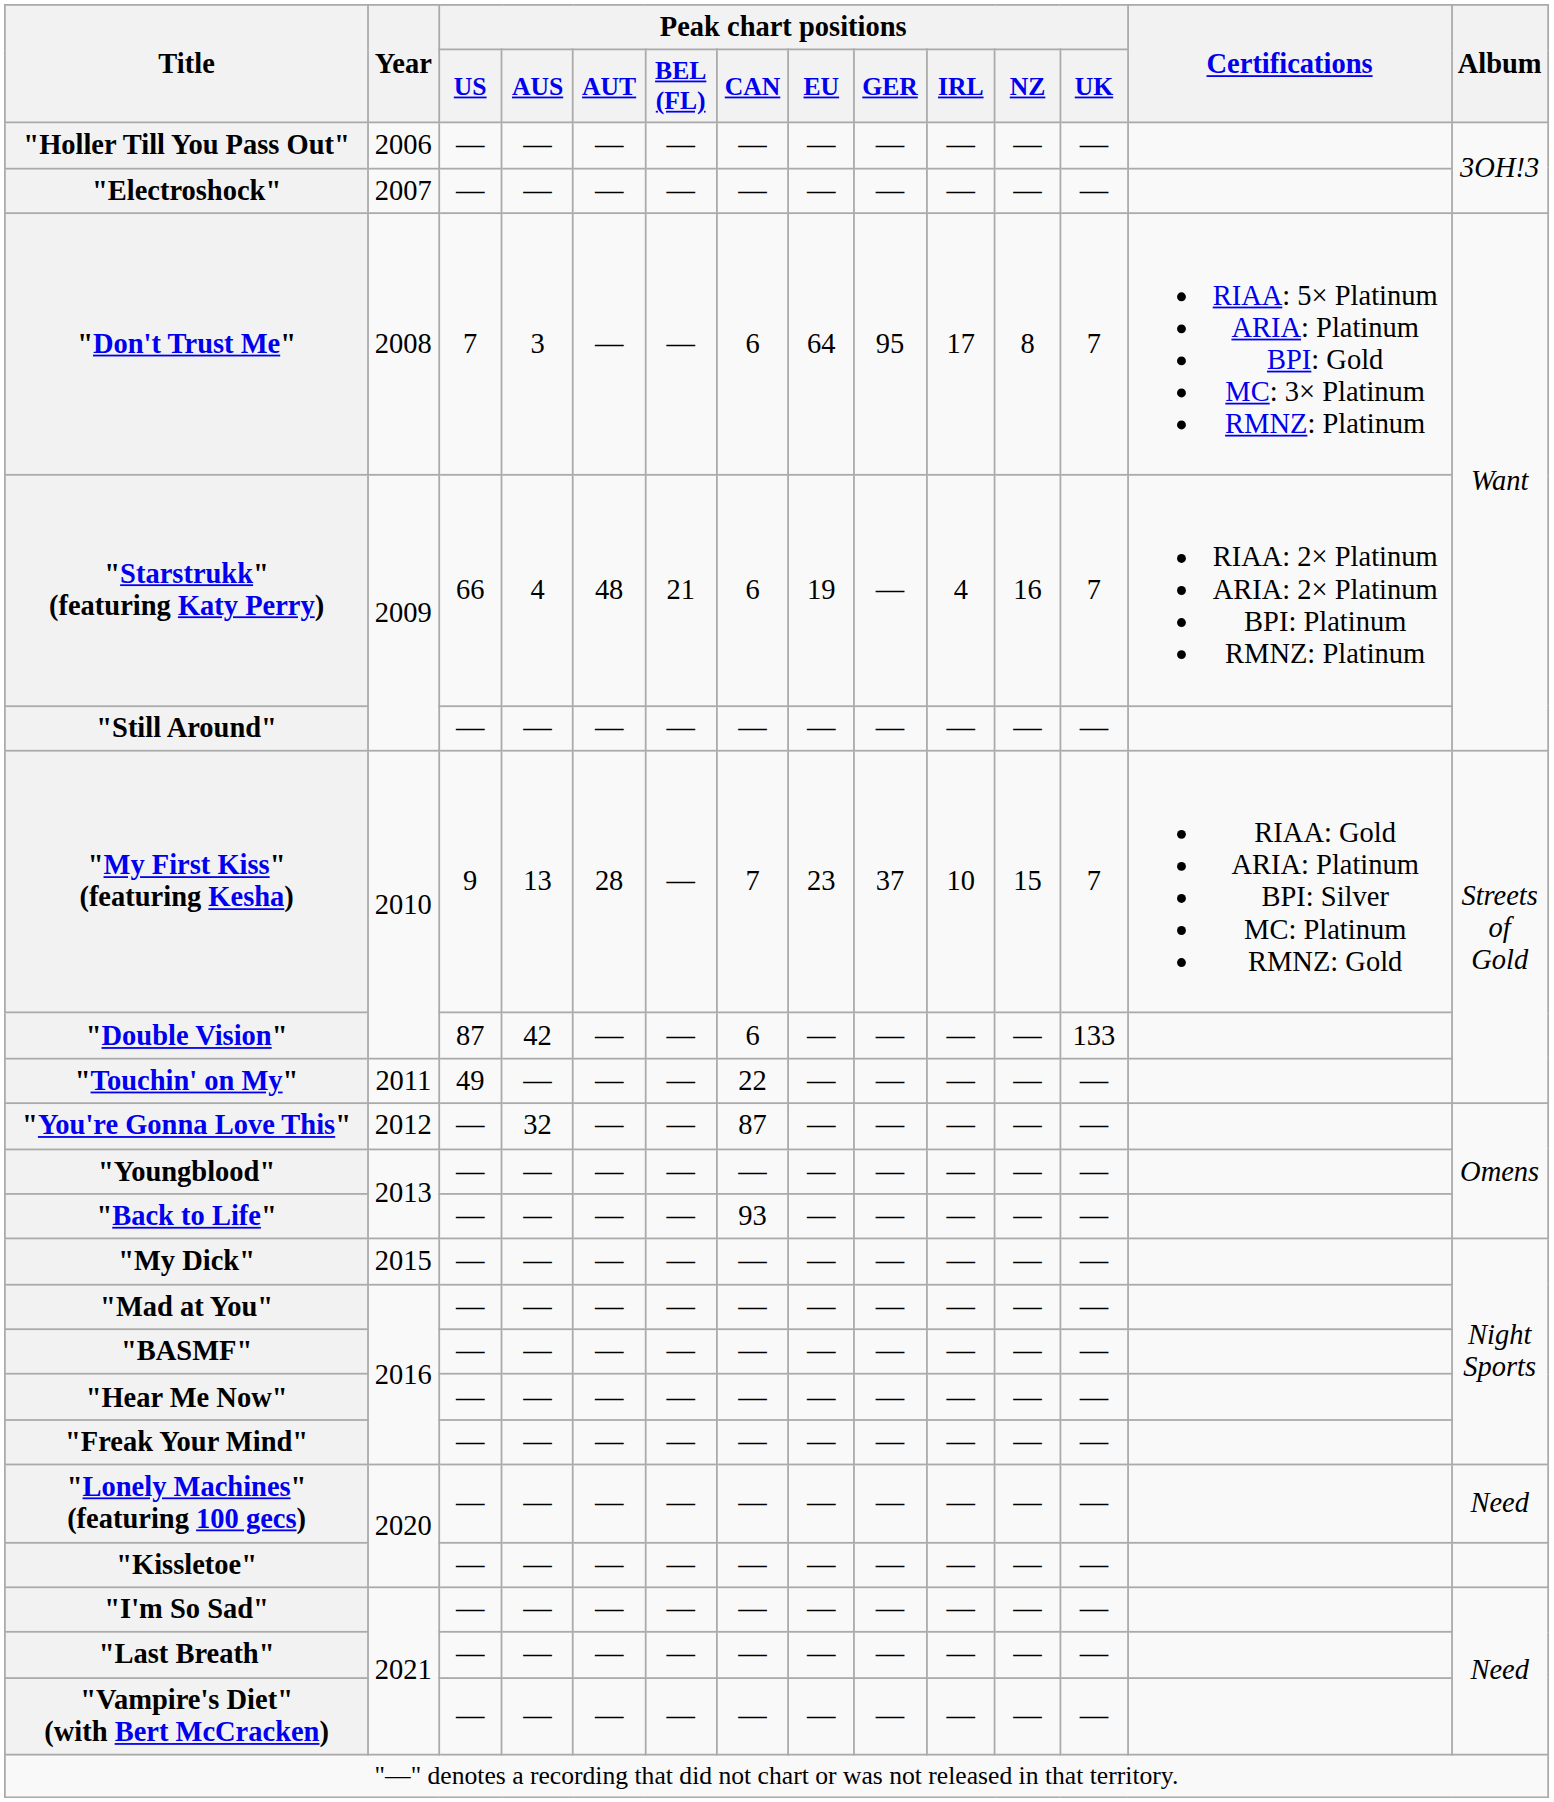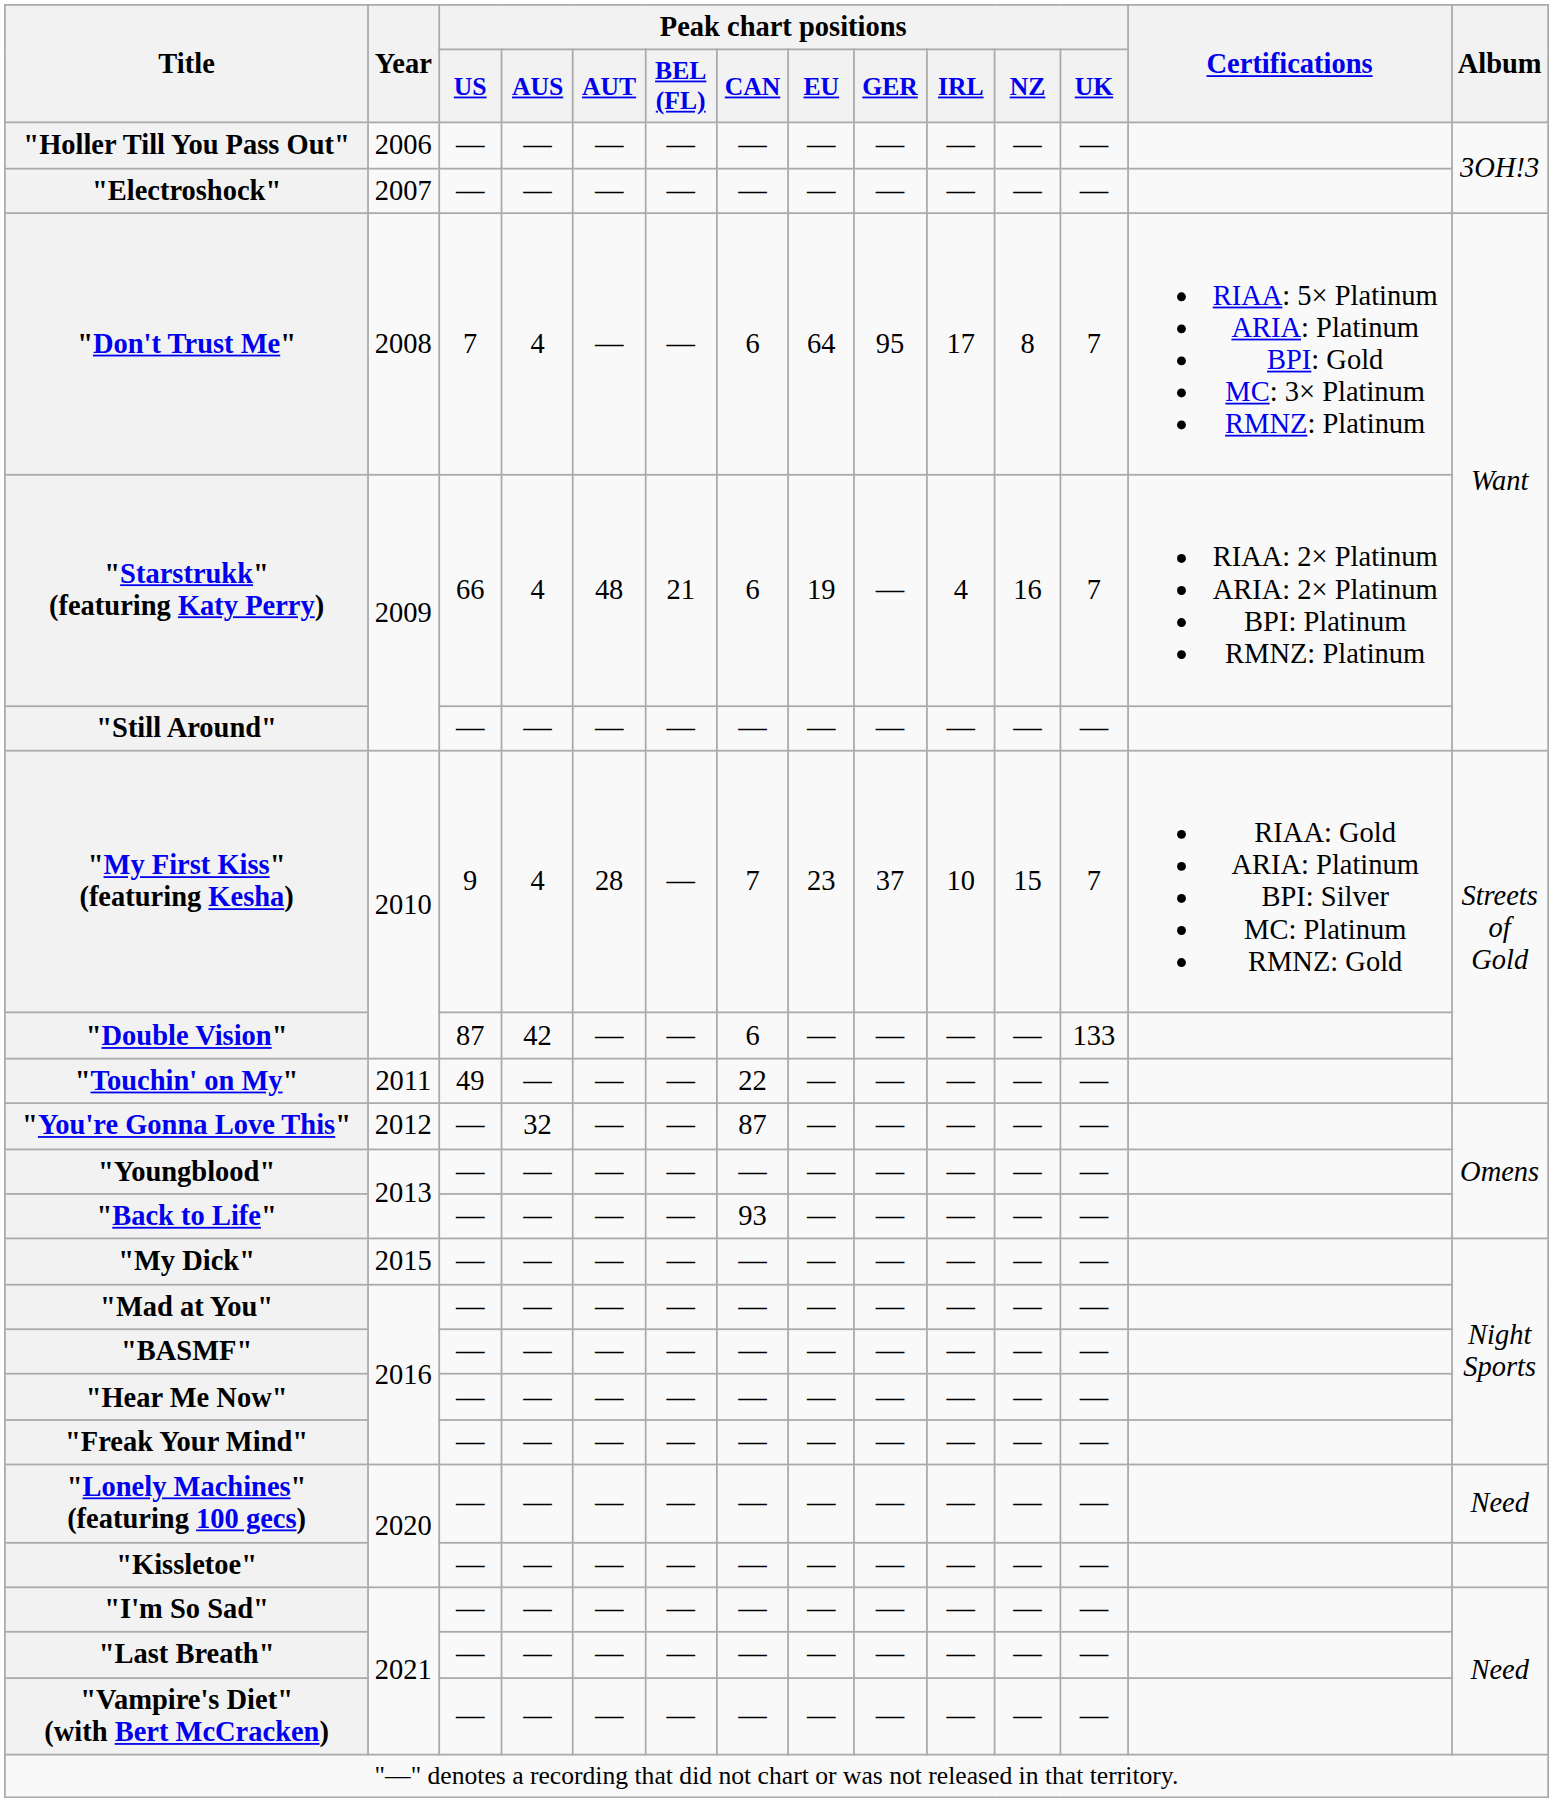(538, 343) 3 -> (538, 343) 4
(538, 881) 13 -> (538, 881) 4
